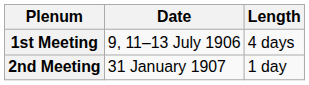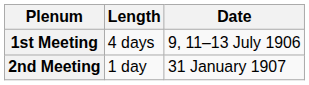columns swapped: (174, 17) <-> (274, 17)
